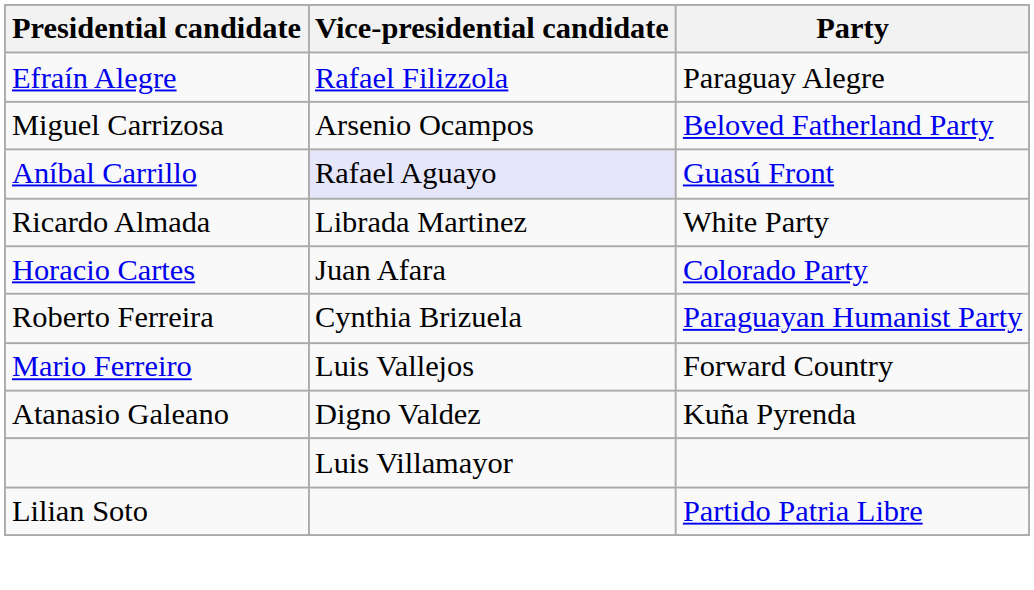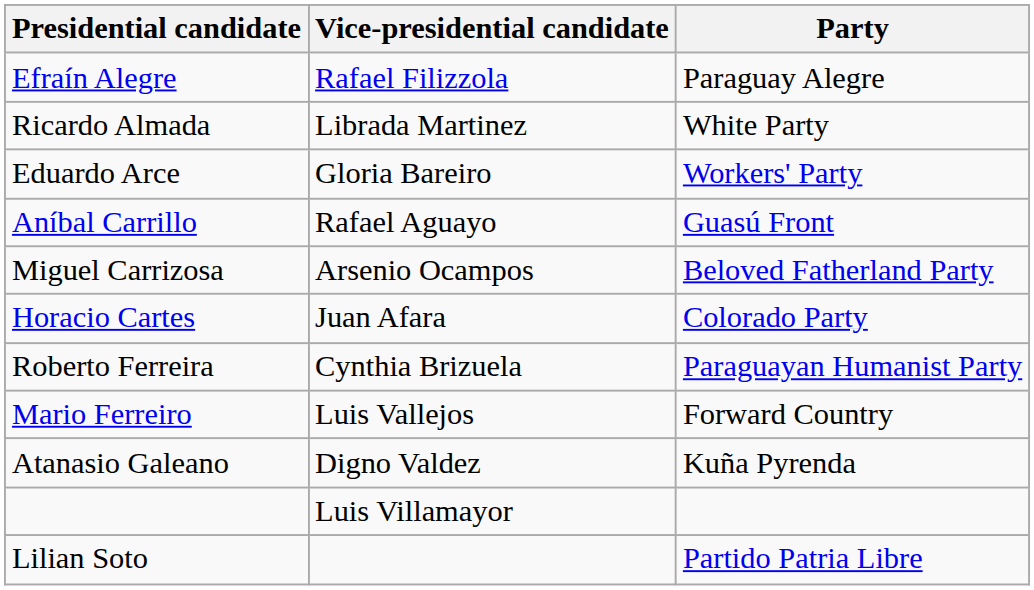rows swapped: (111, 221) <-> (118, 125)
+ row: (96, 173)
(406, 173) lavender background -> (406, 221) no background
